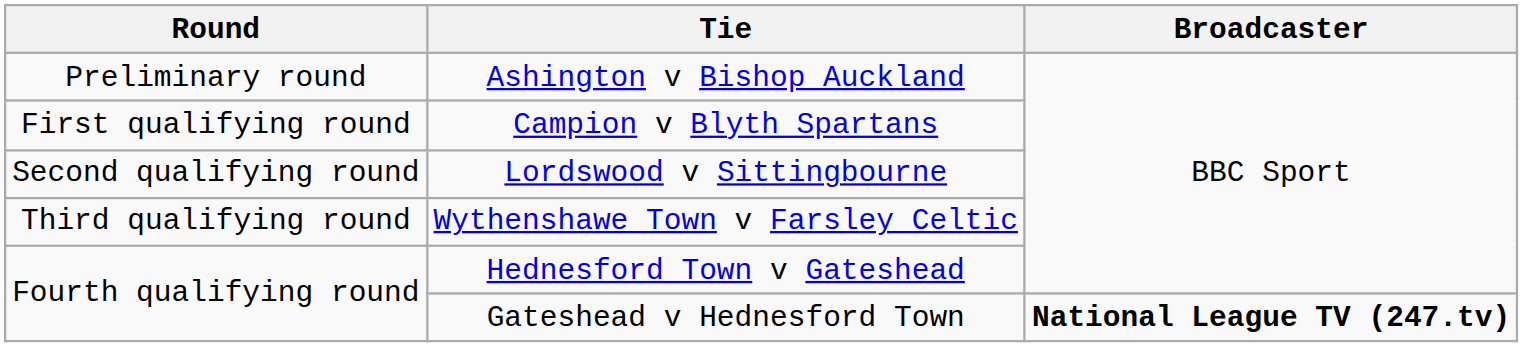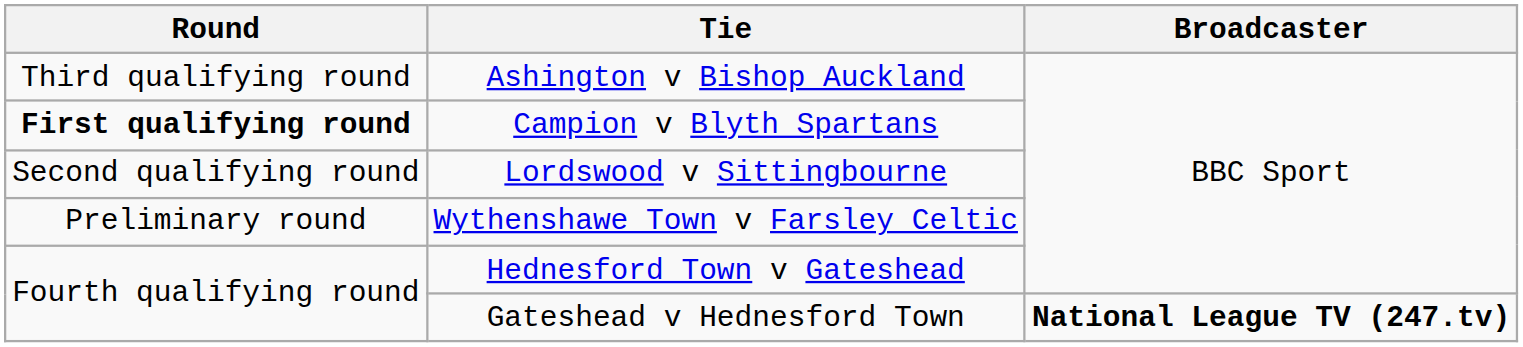(216, 77) Preliminary round -> (216, 77) Third qualifying round
(216, 125) normal -> (216, 125) bold
(216, 222) Third qualifying round -> (216, 222) Preliminary round
